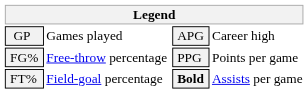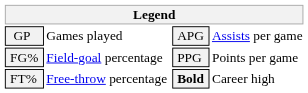(243, 36) Career high -> (257, 36) Assists per game
(107, 57) Free-throw percentage -> (104, 57) Field-goal percentage
(104, 78) Field-goal percentage -> (107, 78) Free-throw percentage
(257, 78) Assists per game -> (243, 78) Career high
